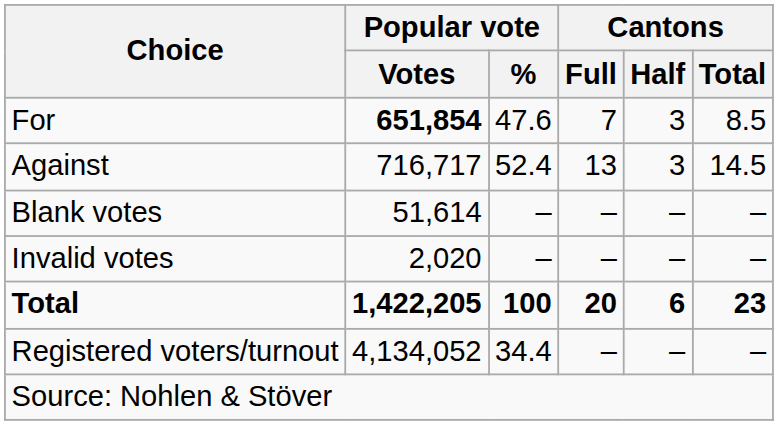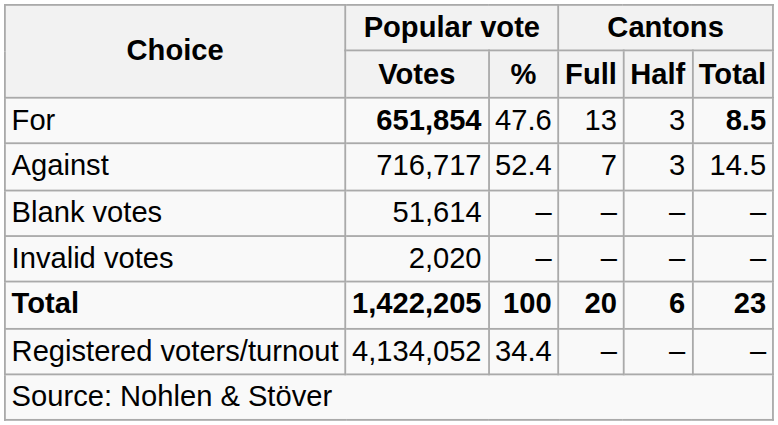(609, 119) 7 -> (601, 119) 13
(746, 119) normal -> (746, 119) bold
(601, 166) 13 -> (609, 166) 7
